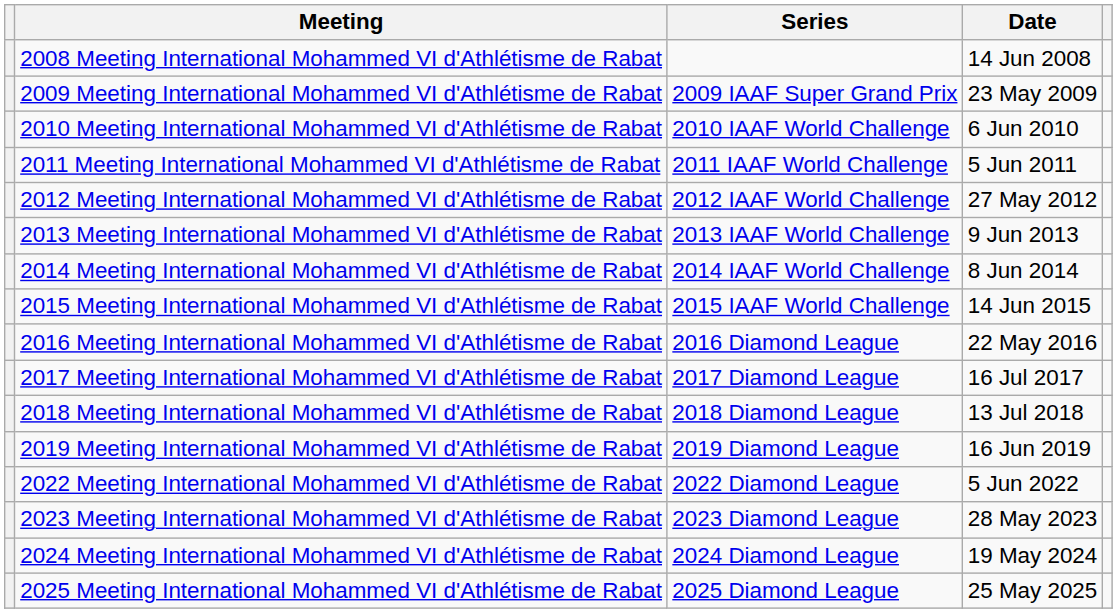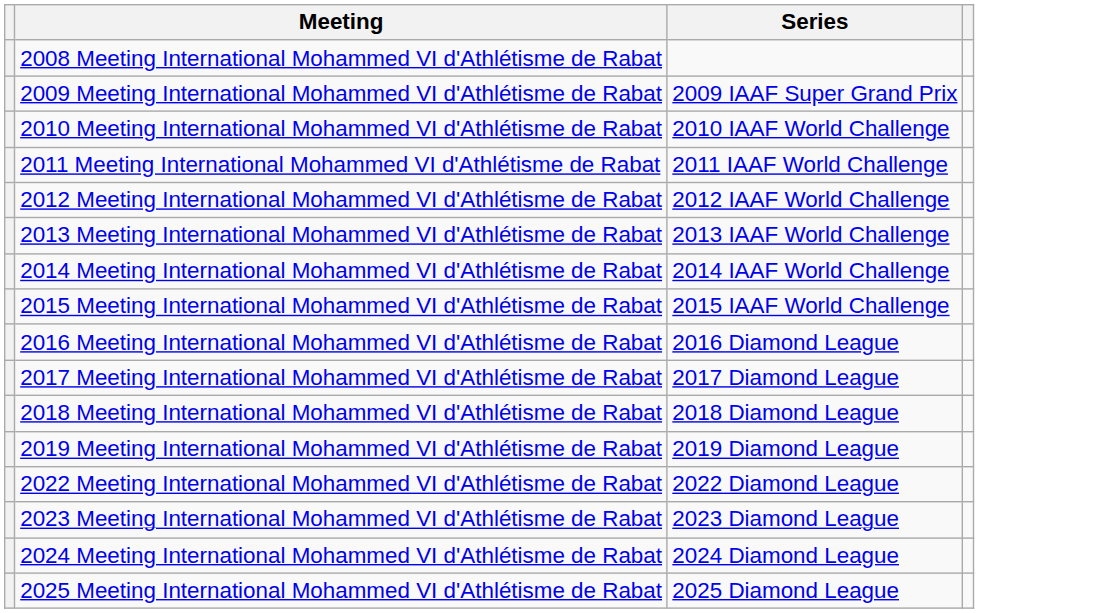- column: (1033, 22)
